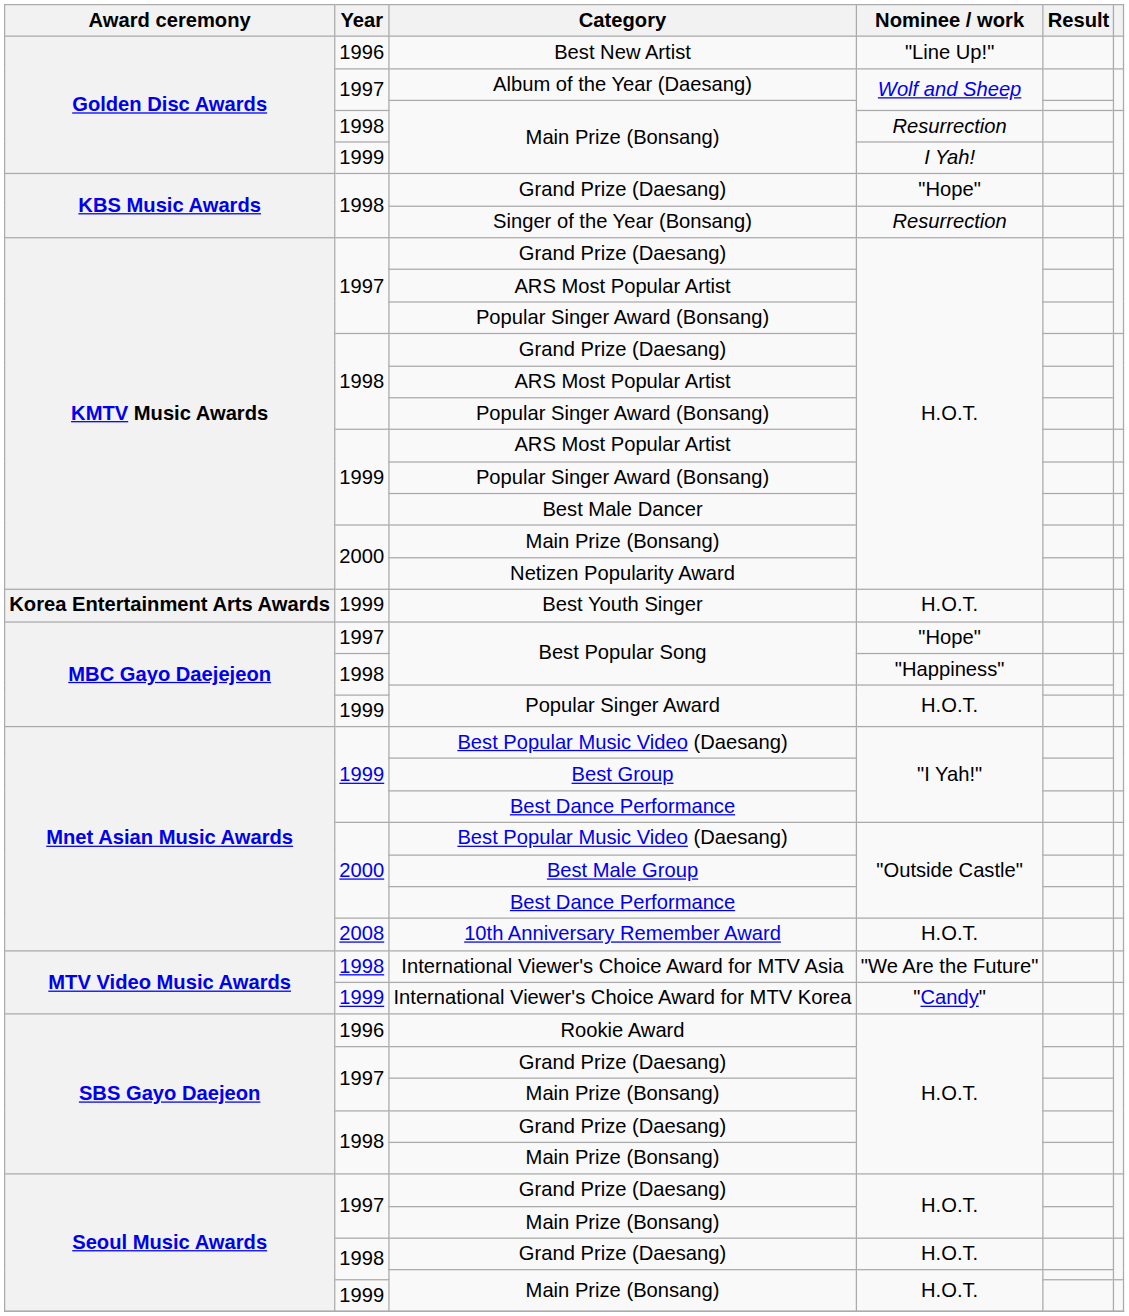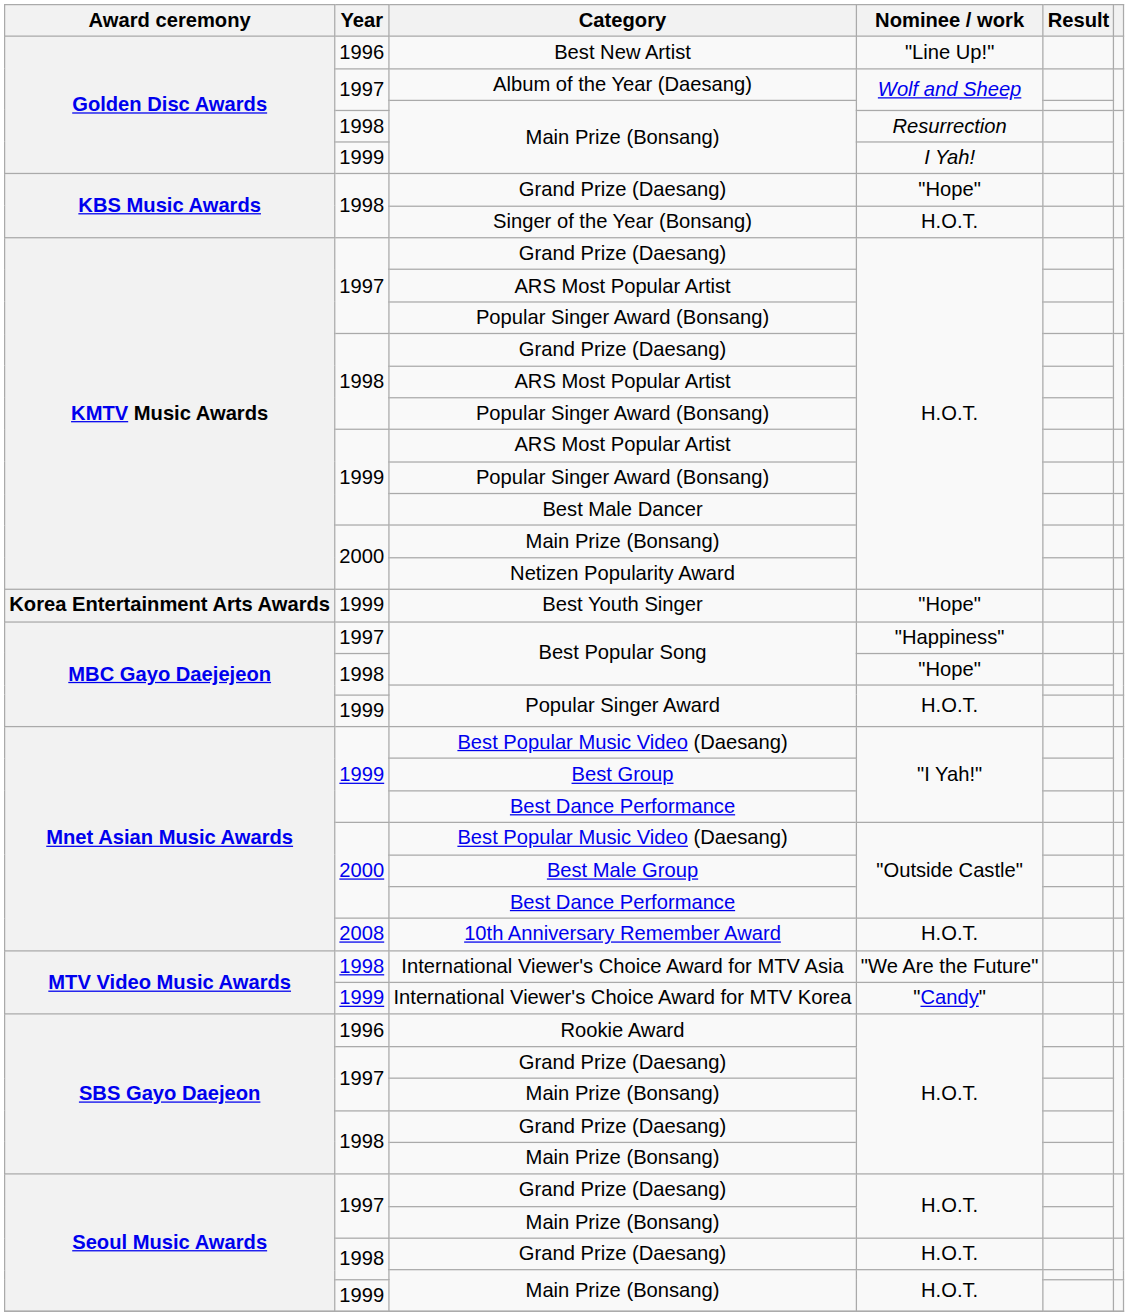(950, 221) Resurrection -> (950, 221) H.O.T.
(950, 605) H.O.T. -> (950, 605) "Hope"
(950, 637) "Hope" -> (950, 637) "Happiness"
(950, 669) "Happiness" -> (950, 669) "Hope"
